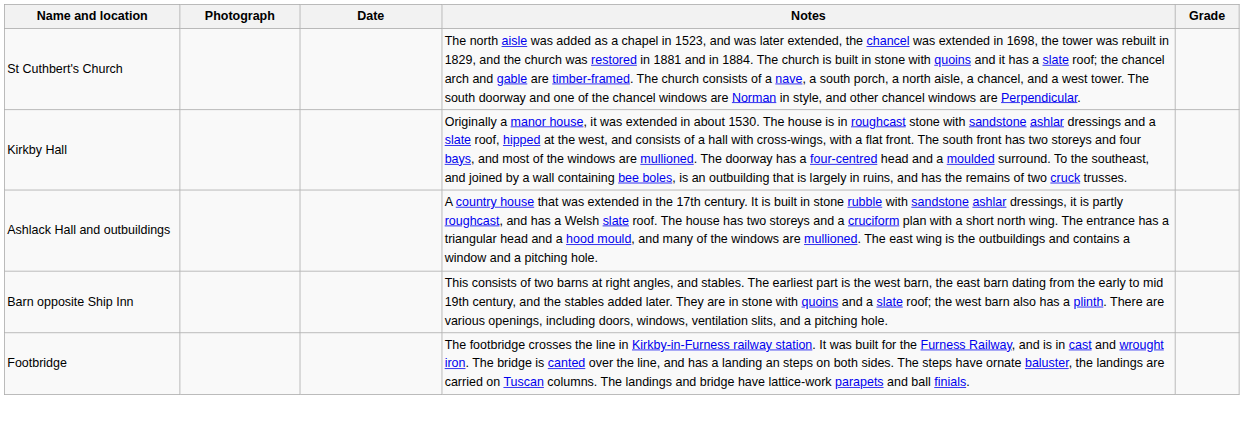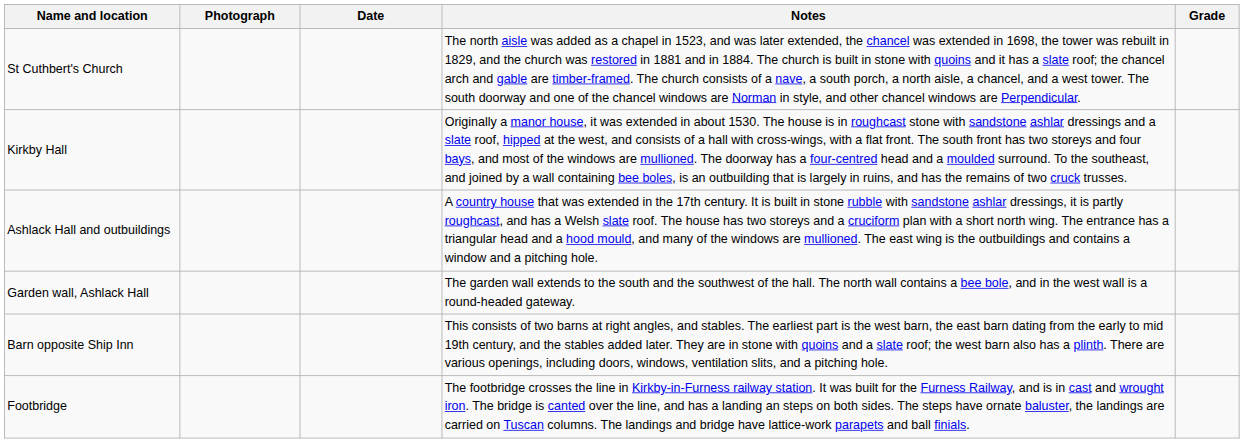+ row: (78, 292)
